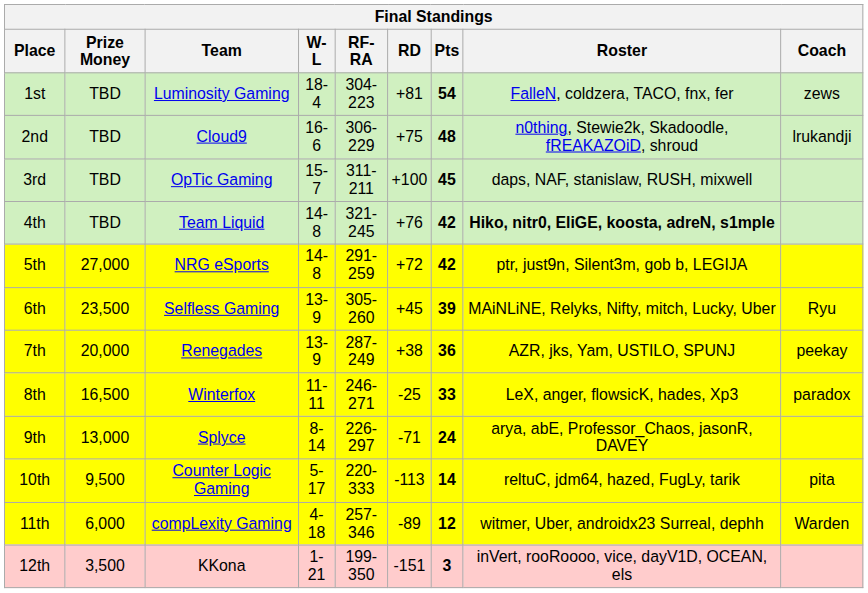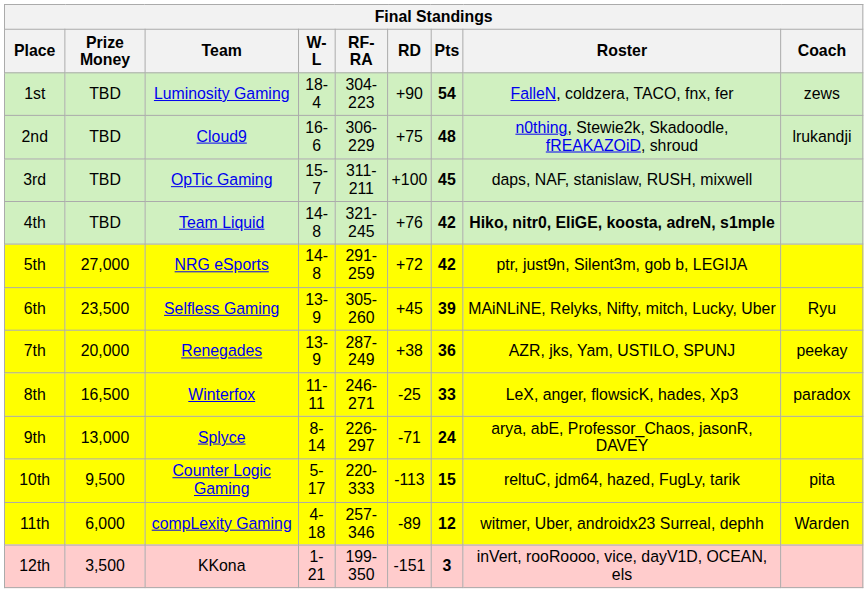(409, 94) +81 -> (409, 94) +90
(447, 480) 14 -> (447, 480) 15
